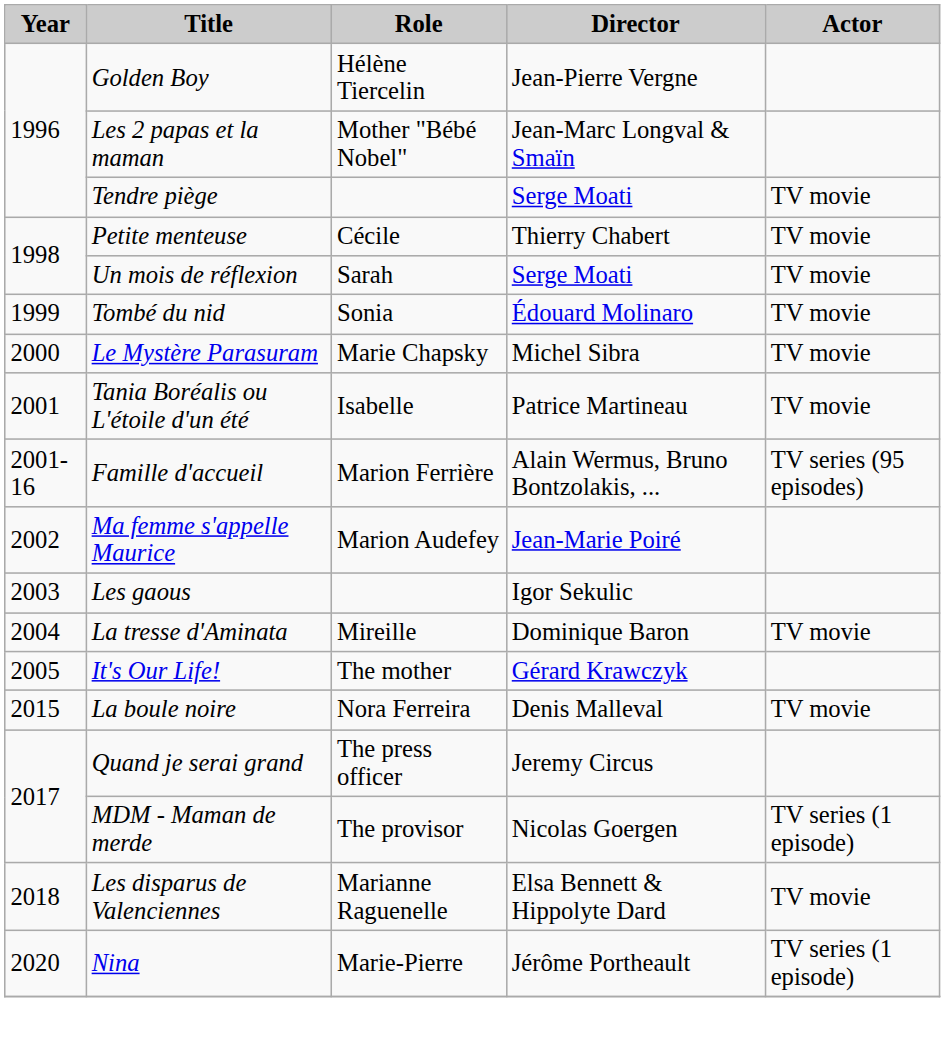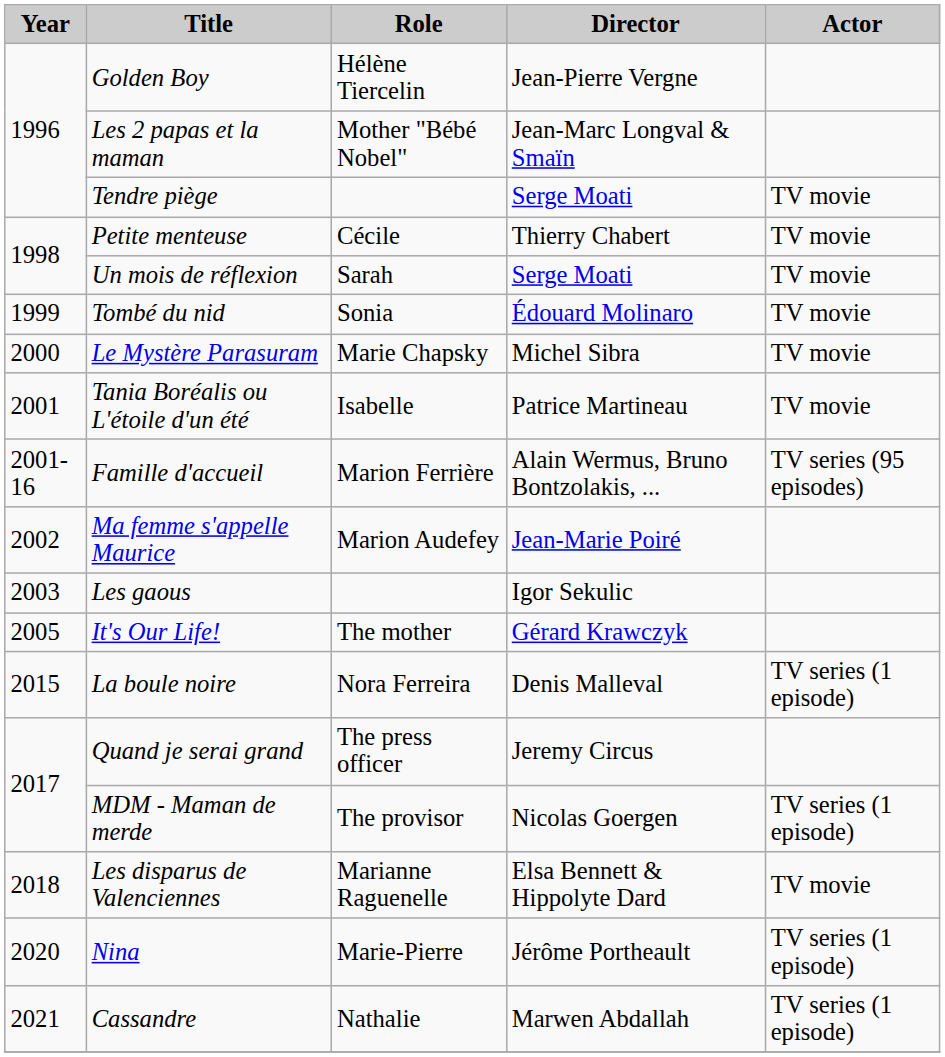- row: (190, 631)
(821, 709) TV movie -> (831, 684) TV series (1 episode)
+ row: (144, 1018)
